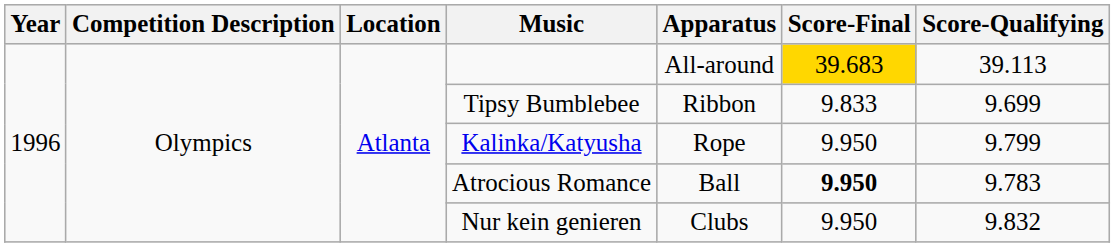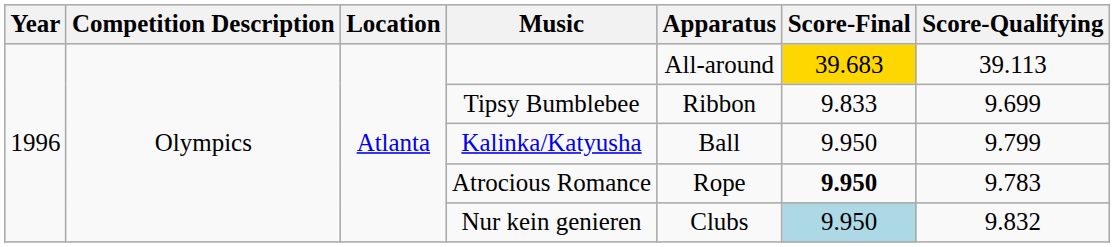(719, 143) Rope -> (719, 143) Ball
(719, 182) Ball -> (719, 182) Rope
(849, 222) no background -> (849, 222) lightblue background
